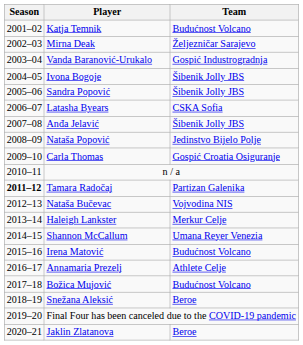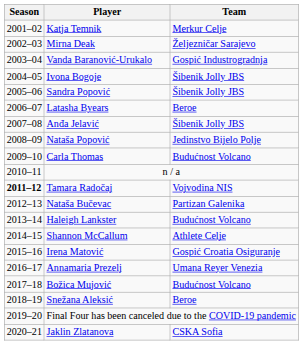(212, 28) Budućnost Volcano -> (199, 28) Merkur Celje
(198, 108) CSKA Sofia -> (184, 108) Beroe
(226, 156) Gospić Croatia Osiguranje -> (212, 156) Budućnost Volcano
(208, 188) Partizan Galenika -> (202, 188) Vojvodina NIS
(202, 204) Vojvodina NIS -> (208, 204) Partizan Galenika
(199, 220) Merkur Celje -> (212, 220) Budućnost Volcano
(217, 236) Umana Reyer Venezia -> (199, 236) Athlete Celje
(212, 252) Budućnost Volcano -> (226, 252) Gospić Croatia Osiguranje
(199, 268) Athlete Celje -> (217, 268) Umana Reyer Venezia
(184, 332) Beroe -> (198, 332) CSKA Sofia
